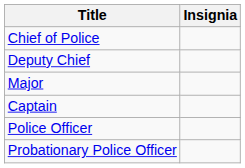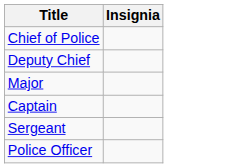+ row: (37, 128)
- row: (92, 151)
